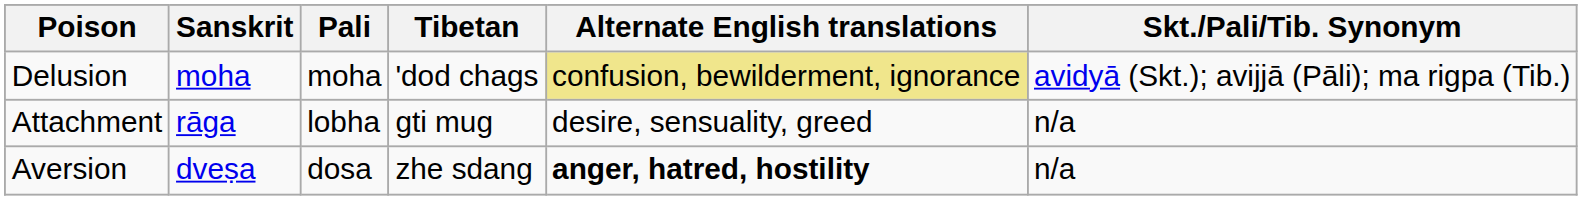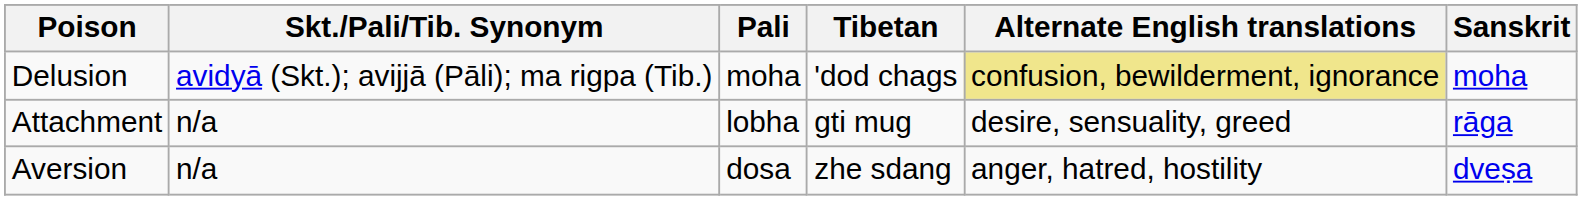columns swapped: (235, 28) <-> (1302, 28)
(711, 169) bold -> (1117, 169) normal
